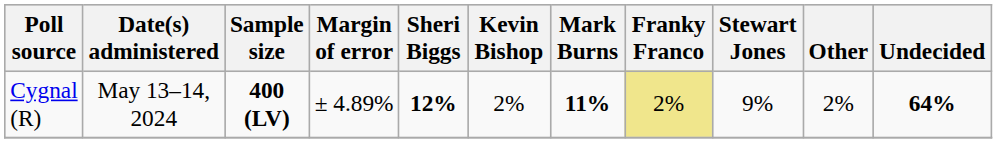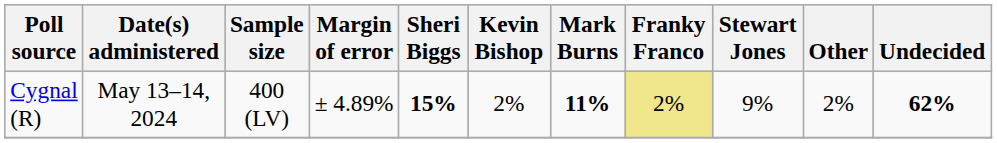(267, 103) bold -> (267, 103) normal
(433, 103) 12% -> (433, 103) 15%
(932, 103) 64% -> (932, 103) 62%
